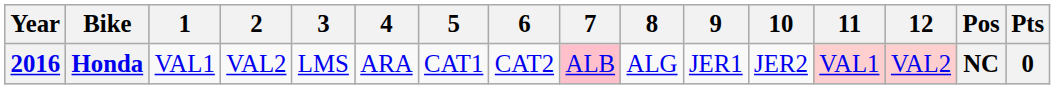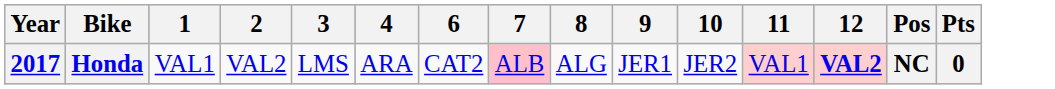- column: (454, 24)
(35, 63) 2016 -> (35, 63) 2017
(921, 63) normal -> (851, 63) bold
